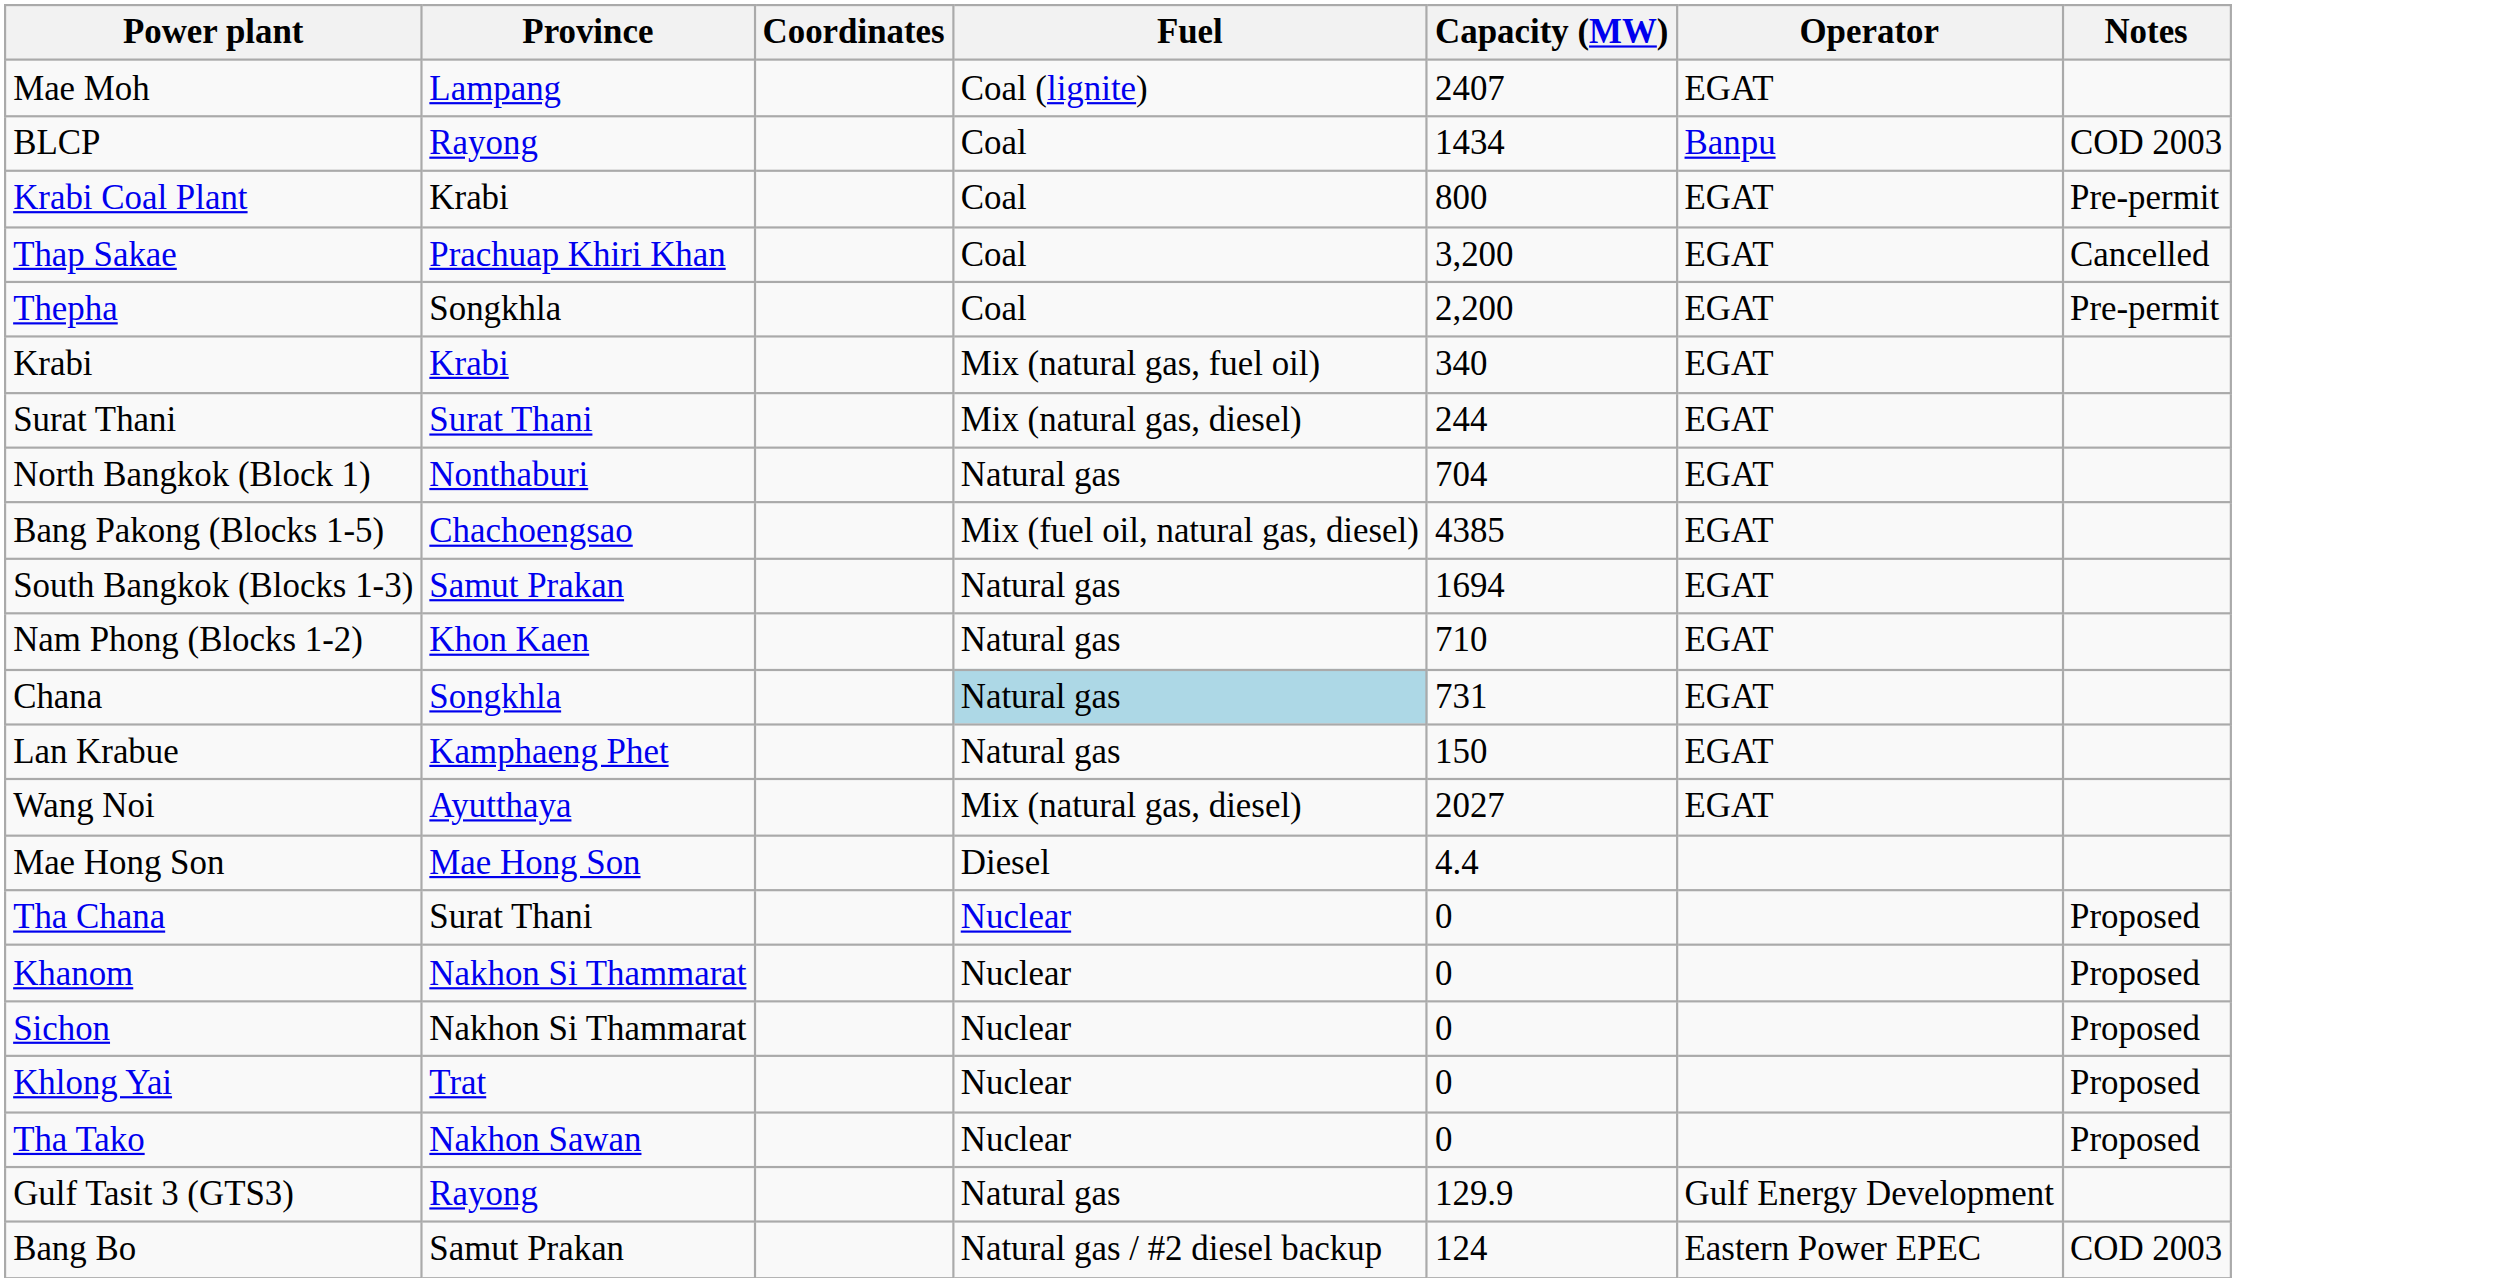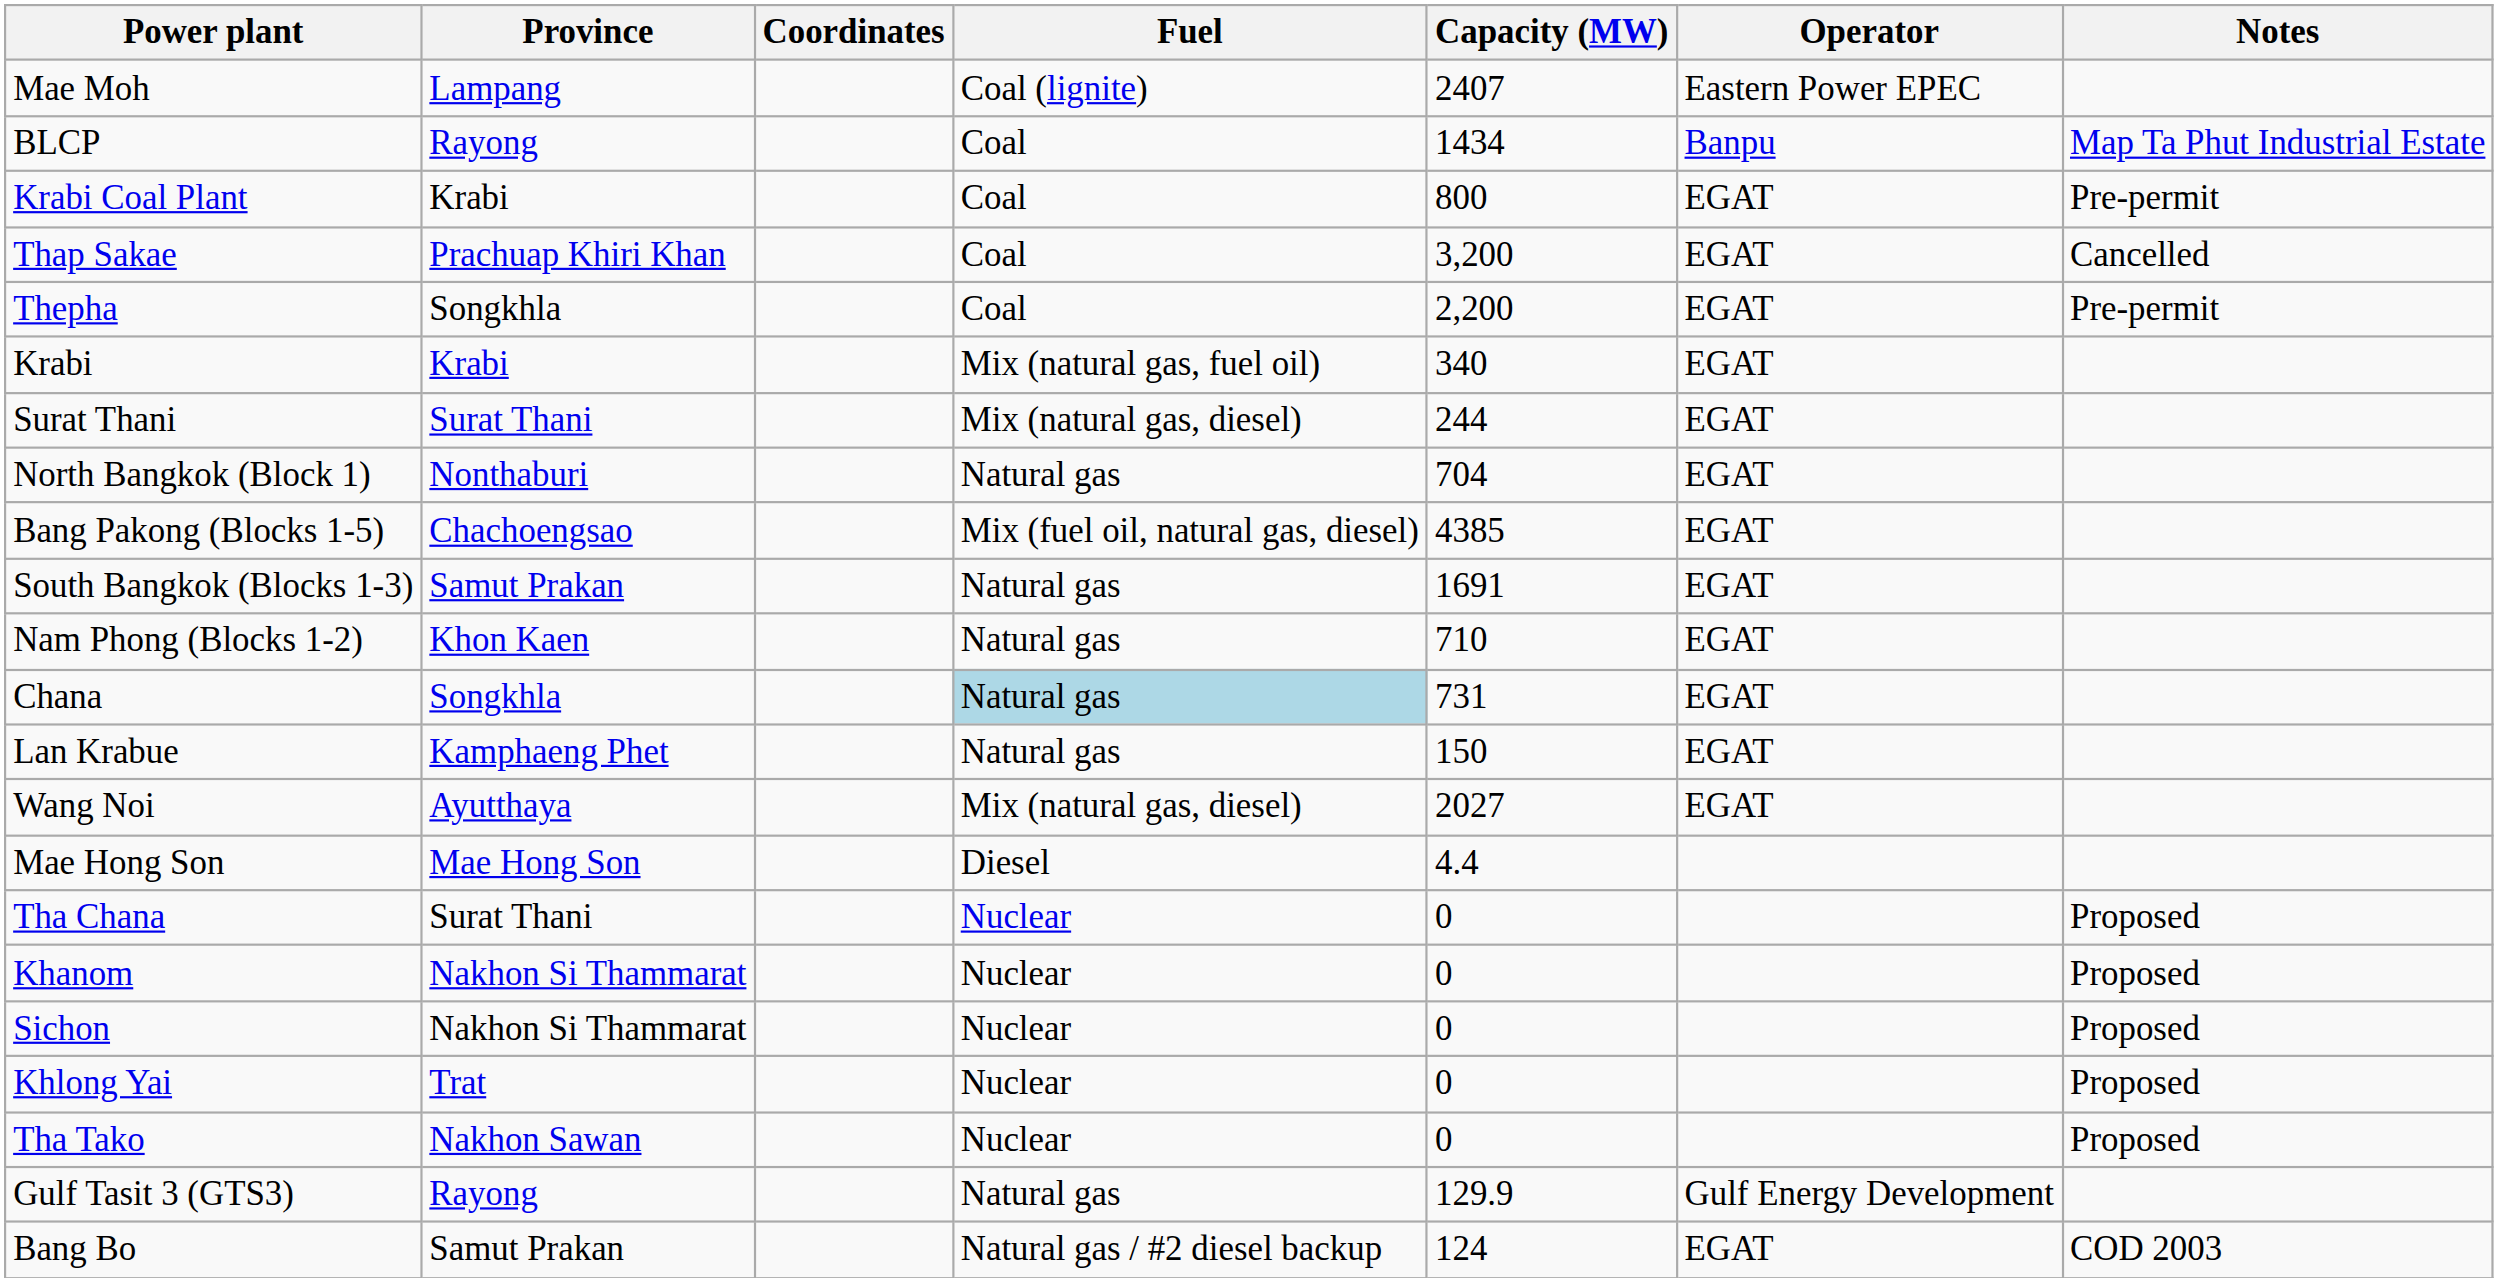(1729, 87) EGAT -> (1833, 87) Eastern Power EPEC
(2146, 142) COD 2003 -> (2278, 142) Map Ta Phut Industrial Estate
(1470, 585) 1694 -> (1470, 585) 1691
(1833, 1249) Eastern Power EPEC -> (1729, 1249) EGAT
